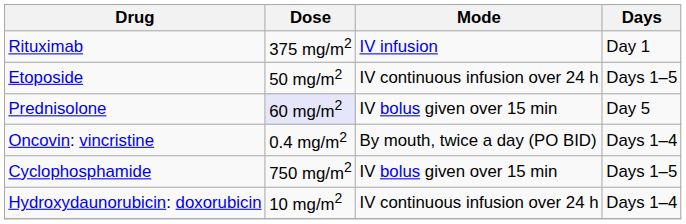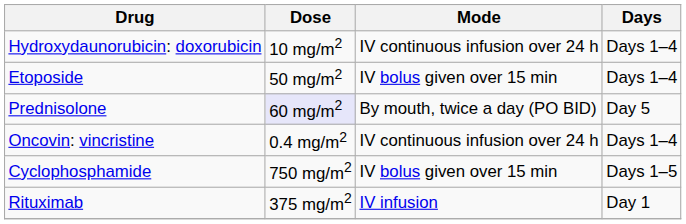rows swapped: (46, 46) <-> (135, 202)
(479, 77) IV continuous infusion over 24 h -> (458, 77) IV bolus given over 15 min
(642, 77) Days 1–5 -> (642, 77) Days 1–4
(458, 109) IV bolus given over 15 min -> (478, 109) By mouth, twice a day (PO BID)
(478, 140) By mouth, twice a day (PO BID) -> (479, 140) IV continuous infusion over 24 h
